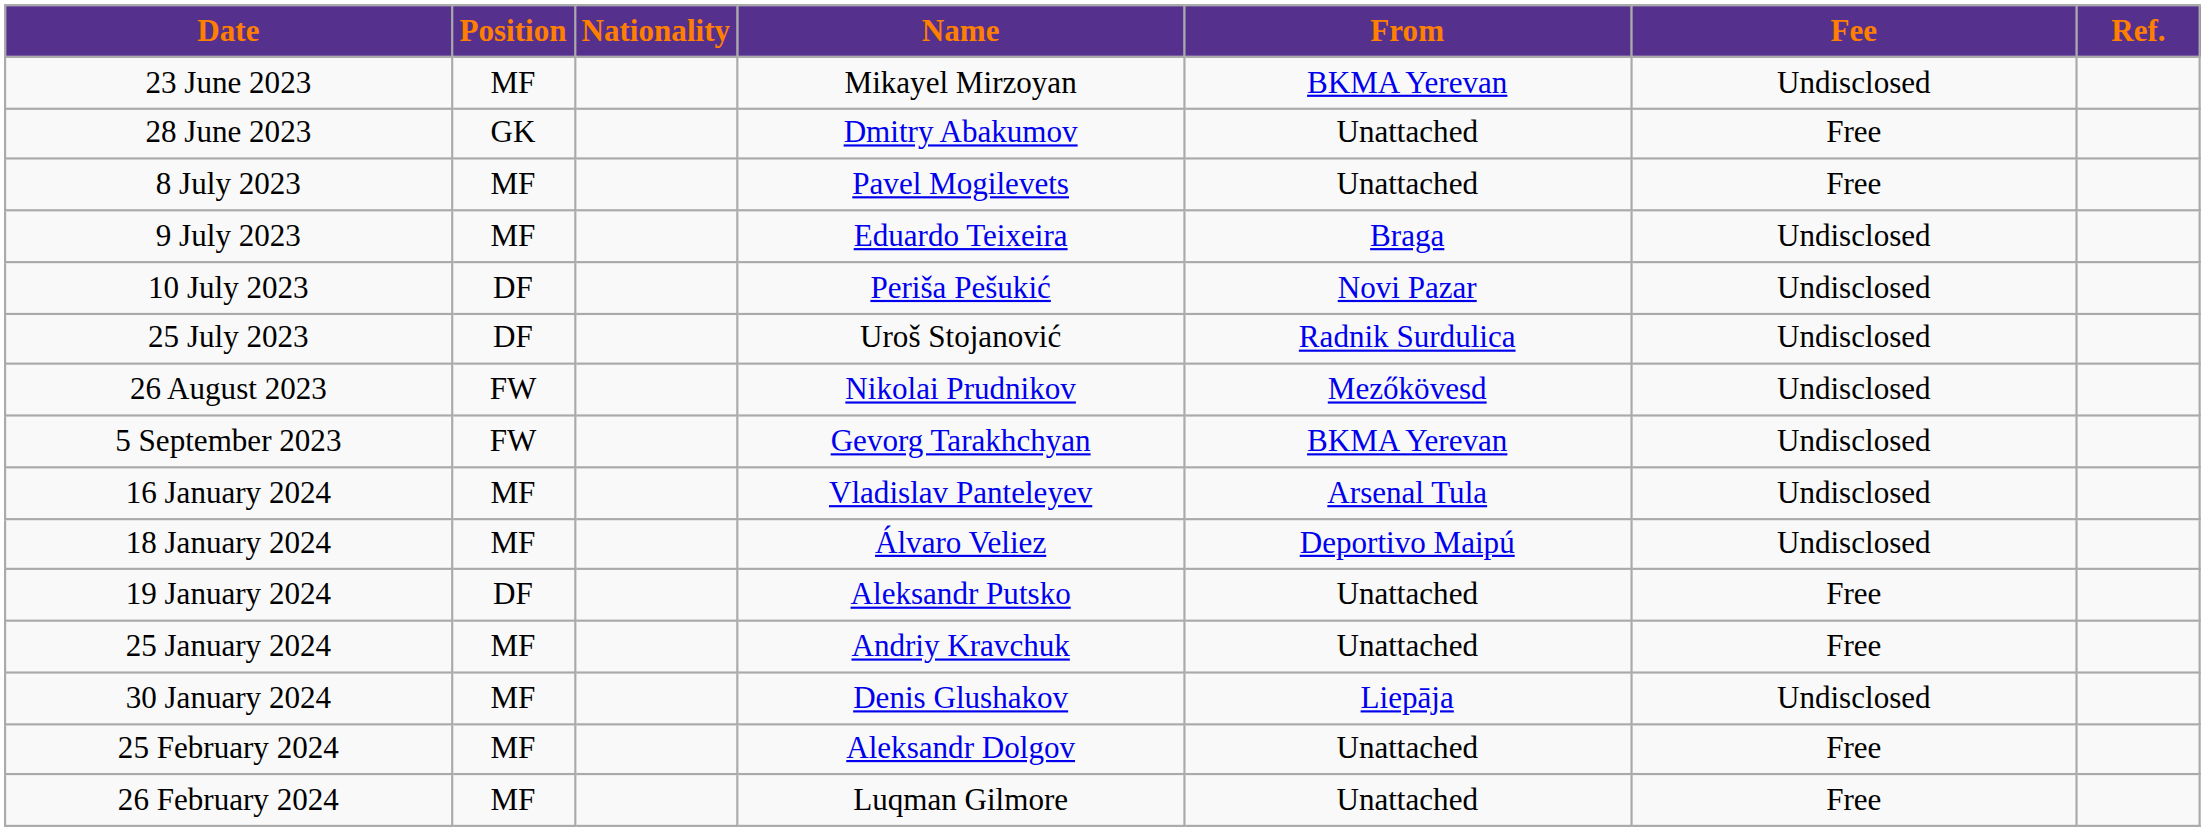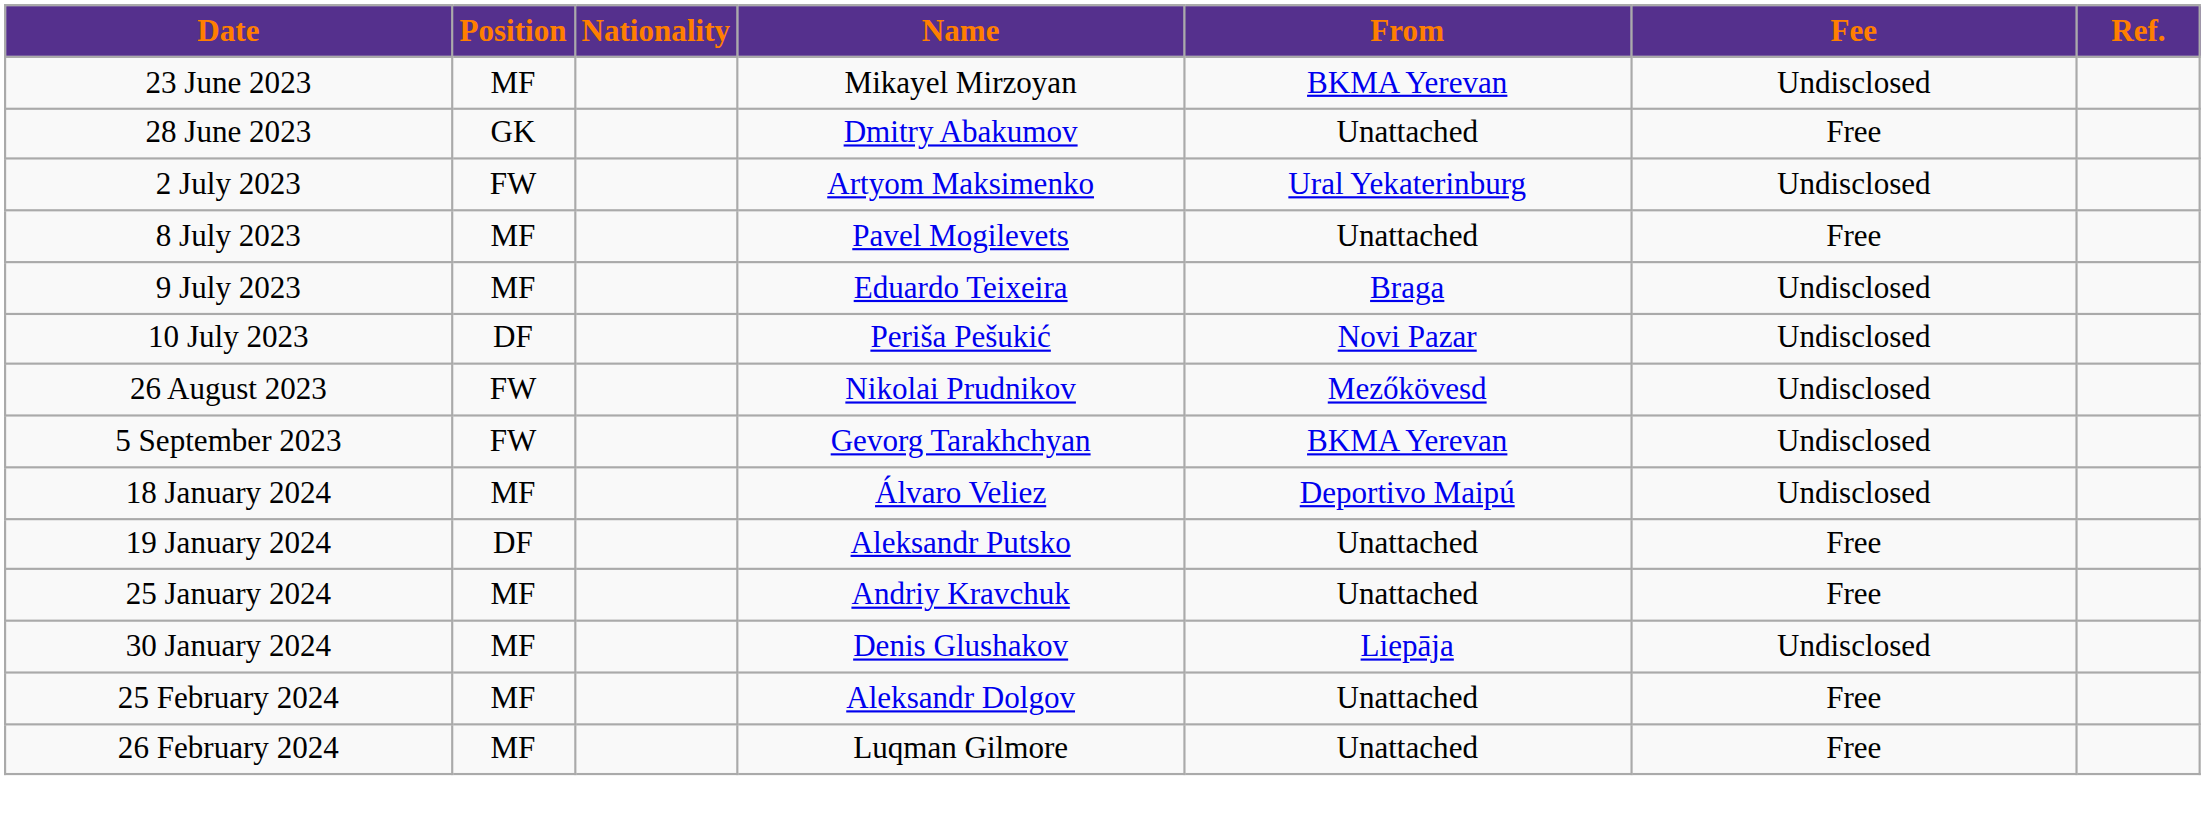+ row: (228, 184)
- row: (228, 338)
- row: (228, 492)
